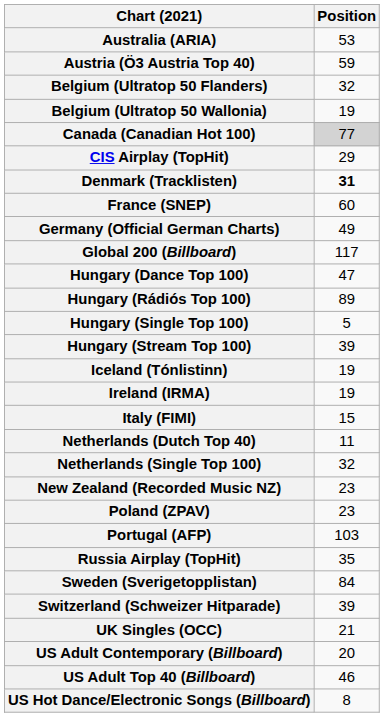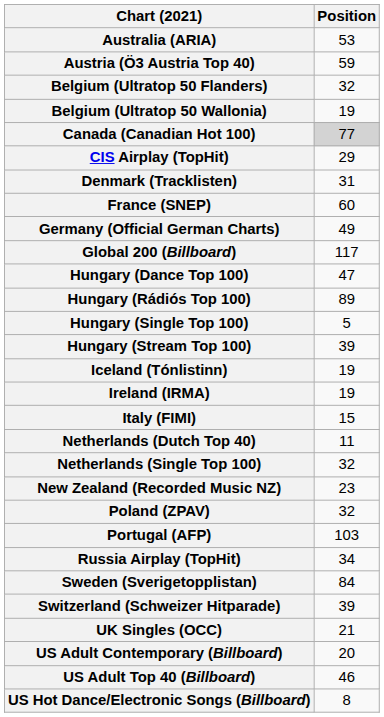(347, 181) bold -> (347, 181) normal
(347, 511) 23 -> (347, 511) 32
(347, 559) 35 -> (347, 559) 34
